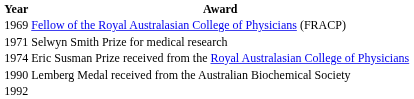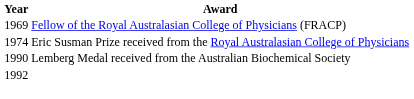- row: (129, 42)
